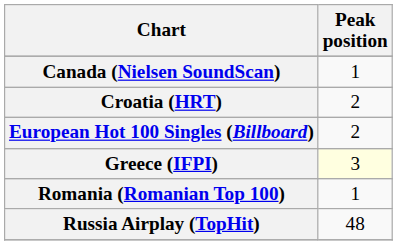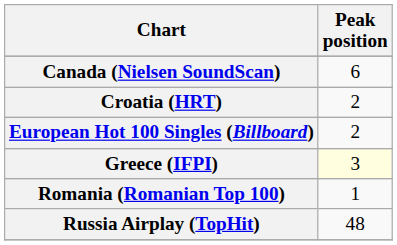(355, 71) 1 -> (355, 71) 6
